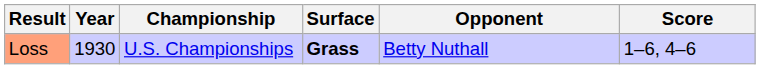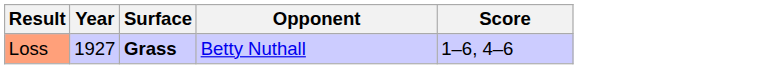- column: (211, 19)
(95, 48) 1930 -> (95, 48) 1927
